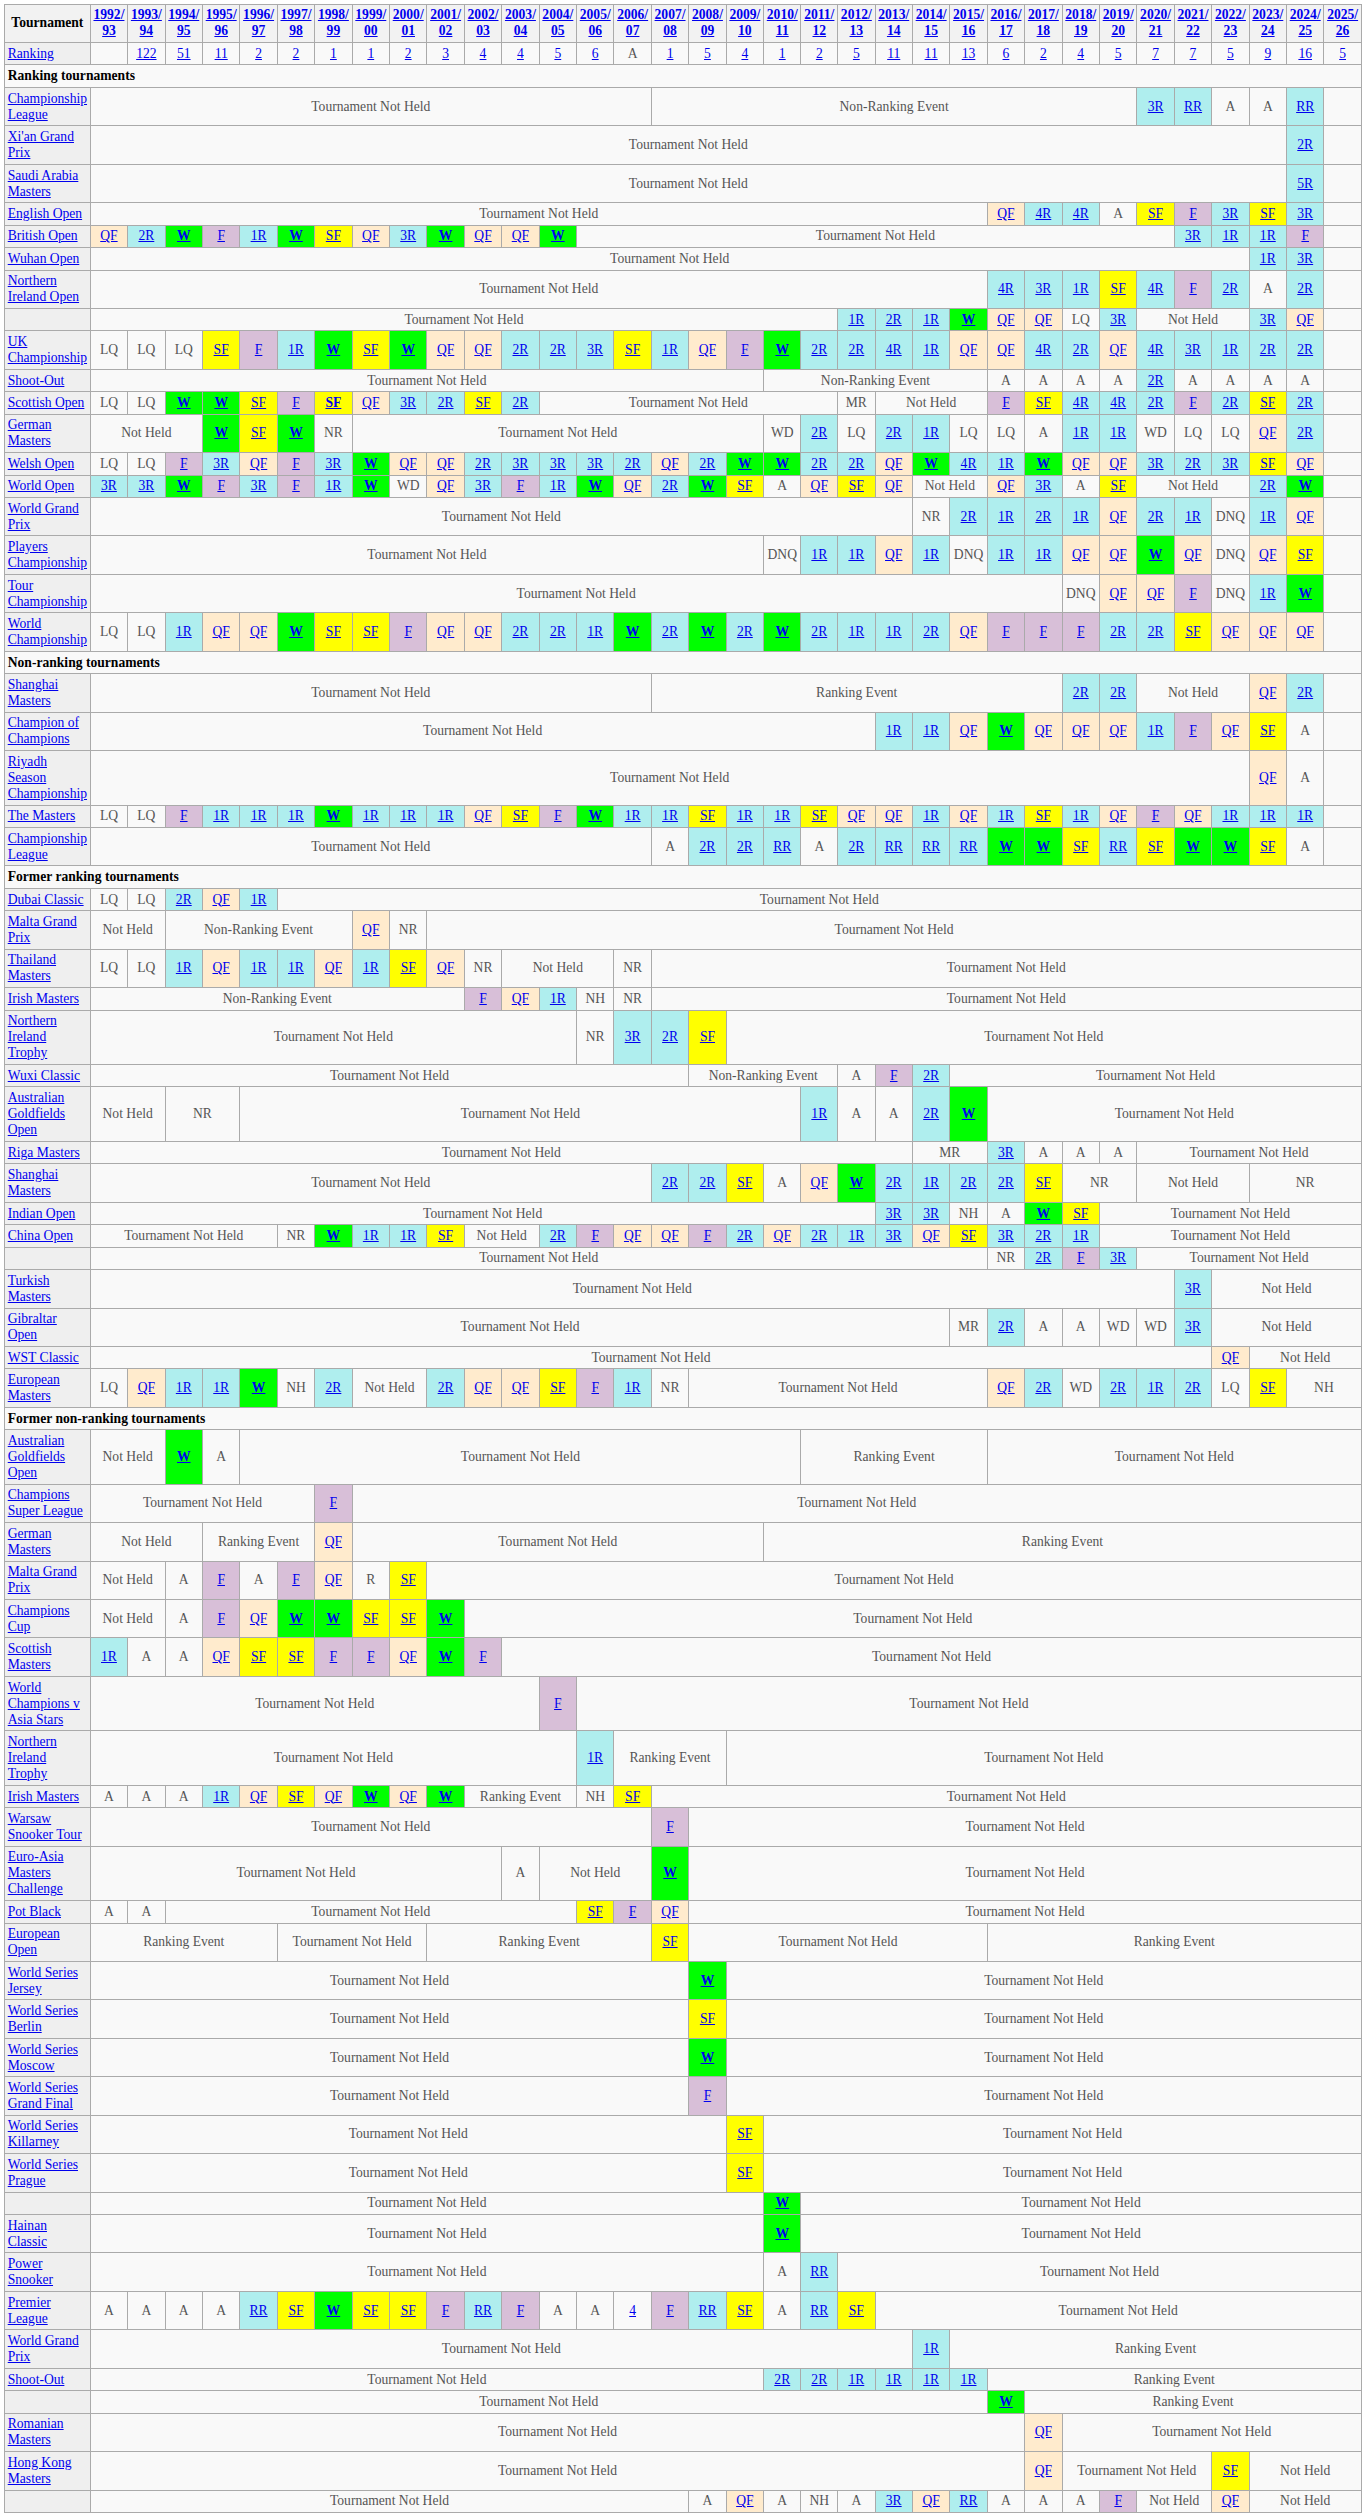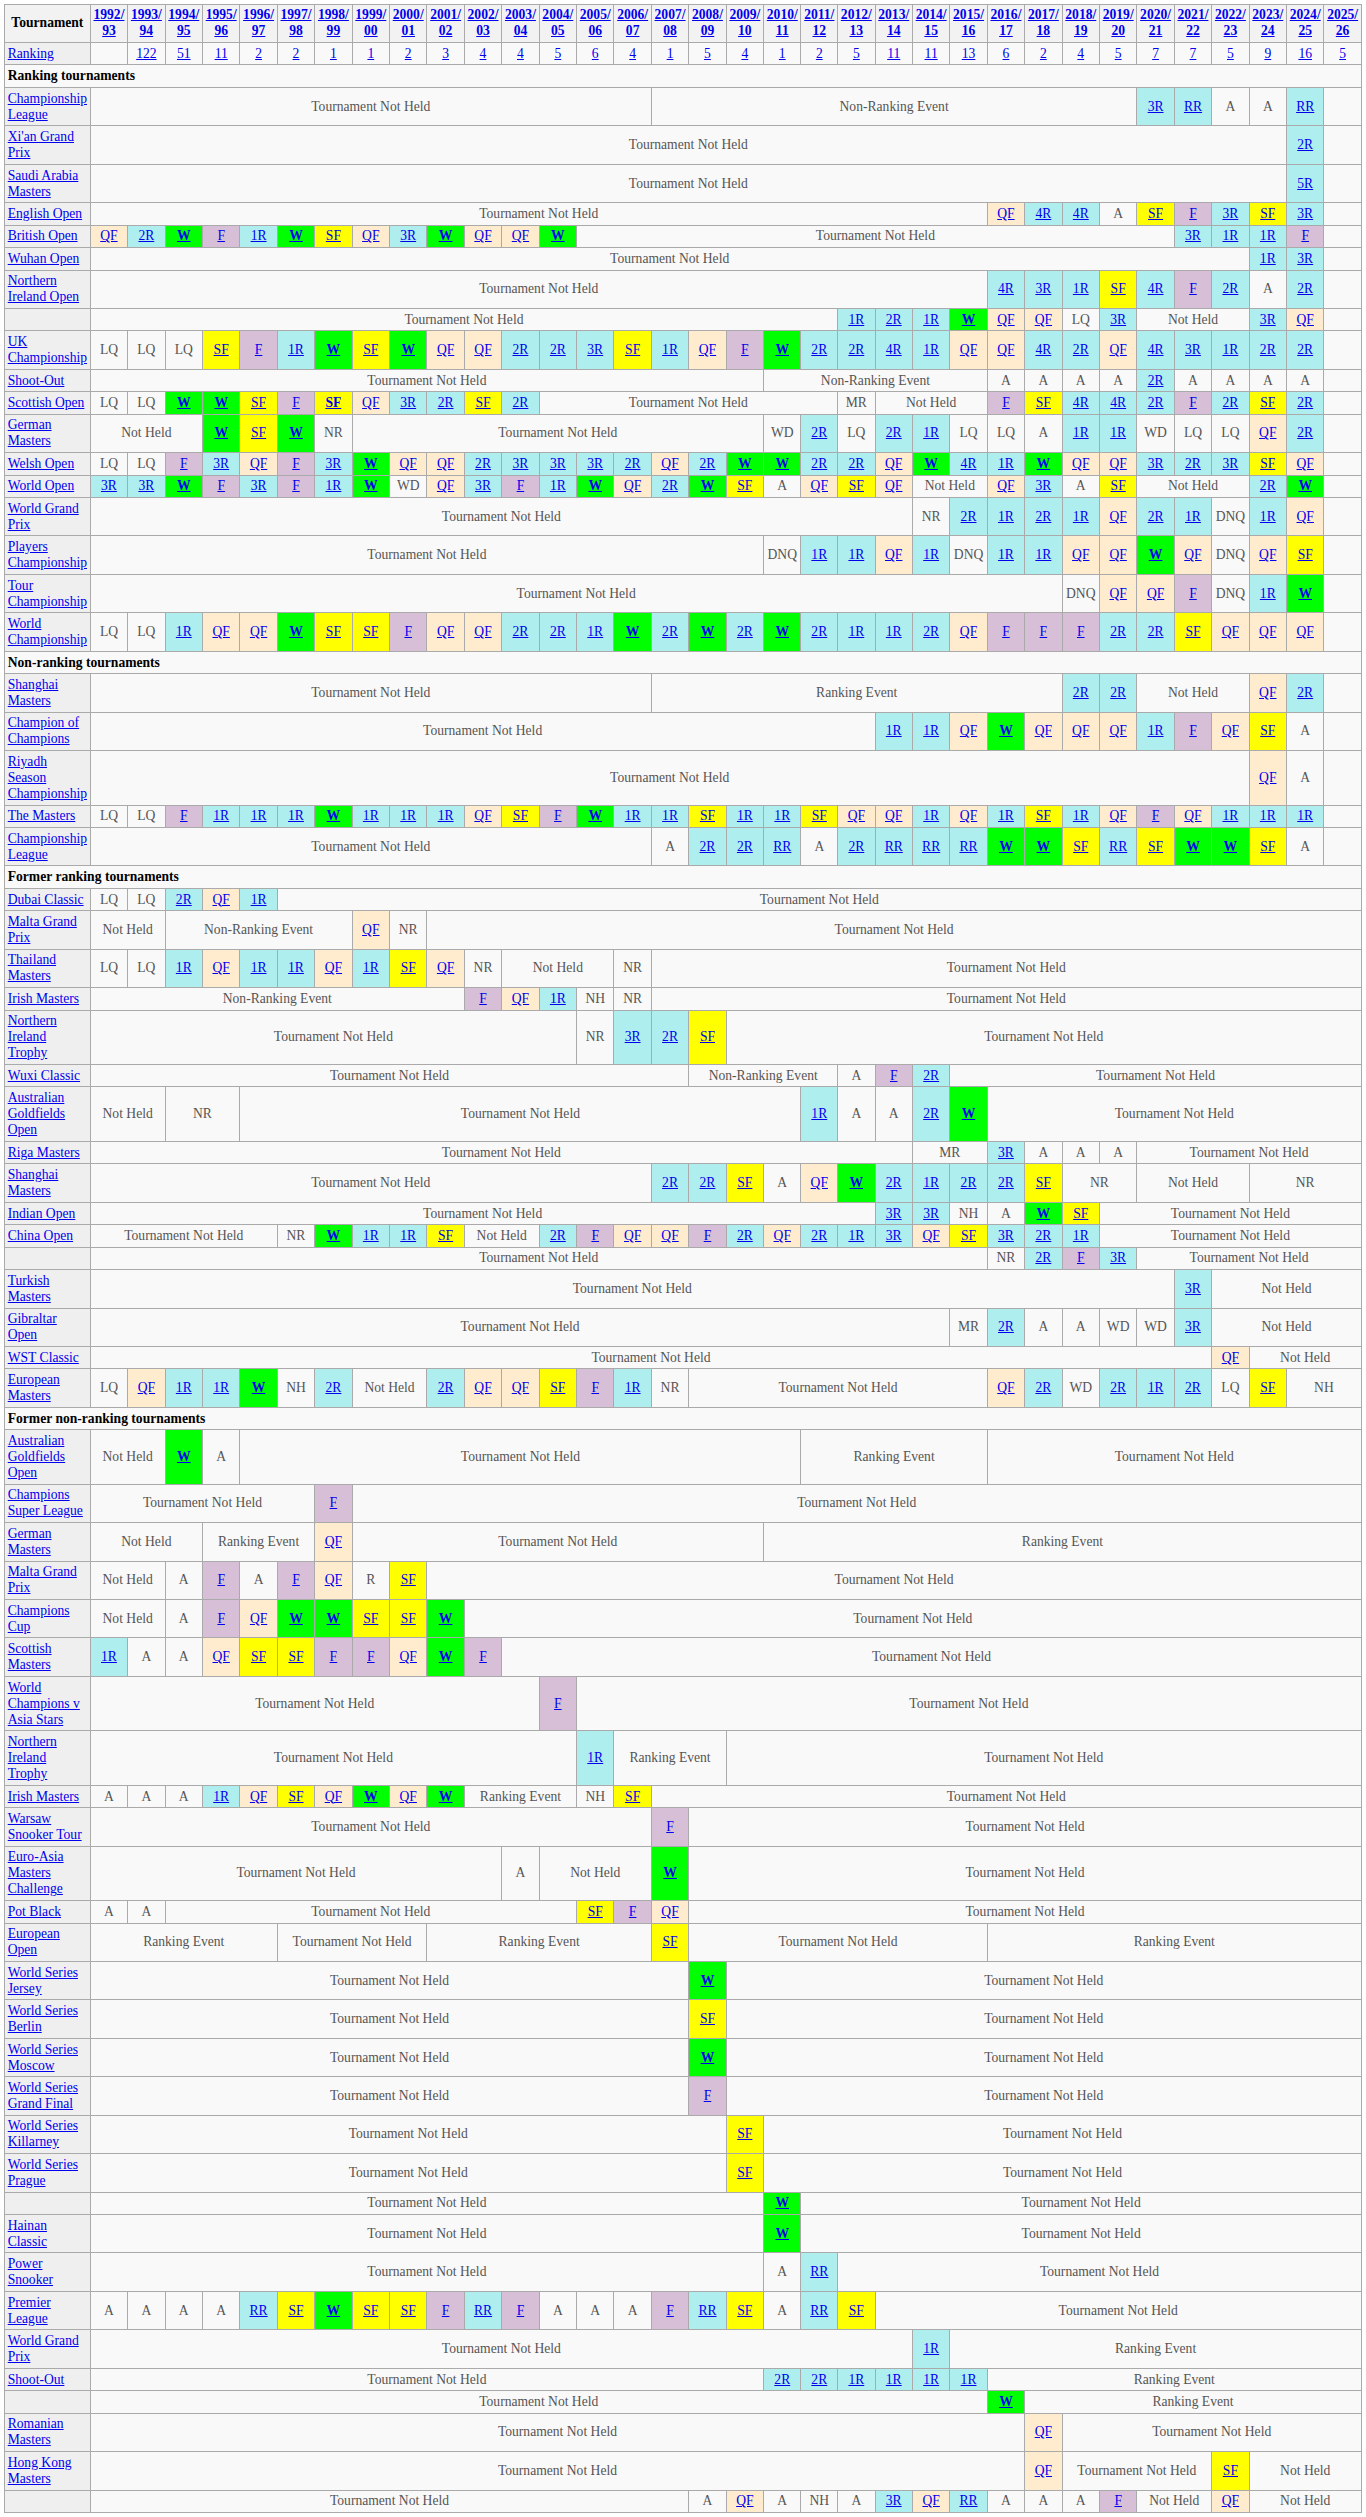(633, 53) A -> (633, 53) 4
(633, 2310) 4 -> (633, 2310) A
